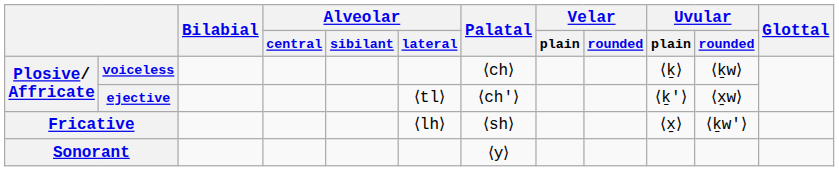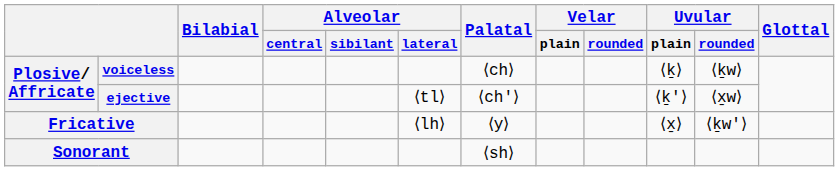(499, 126) ⟨sh⟩ -> (499, 126) ⟨y⟩
(499, 153) ⟨y⟩ -> (499, 153) ⟨sh⟩
